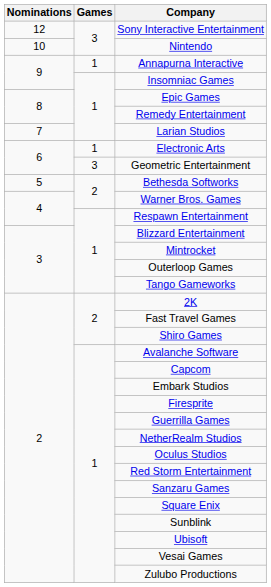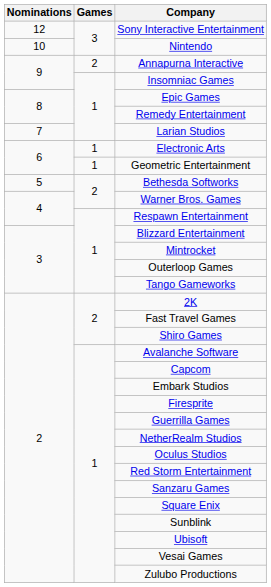(95, 64) 1 -> (95, 64) 2
(95, 166) 3 -> (95, 166) 1
